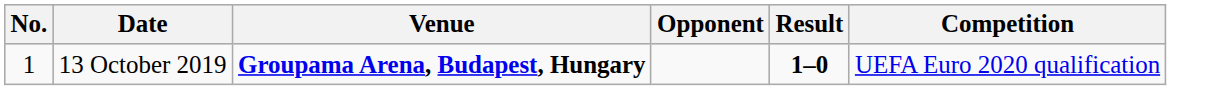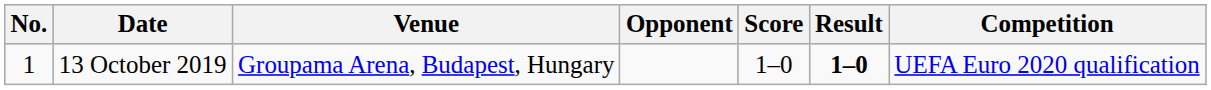+ column: (774, 24)
(442, 63) bold -> (426, 63) normal
